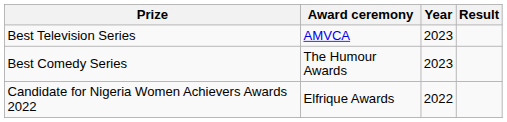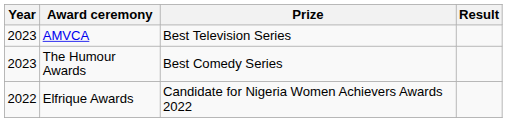columns swapped: (438, 14) <-> (152, 14)
